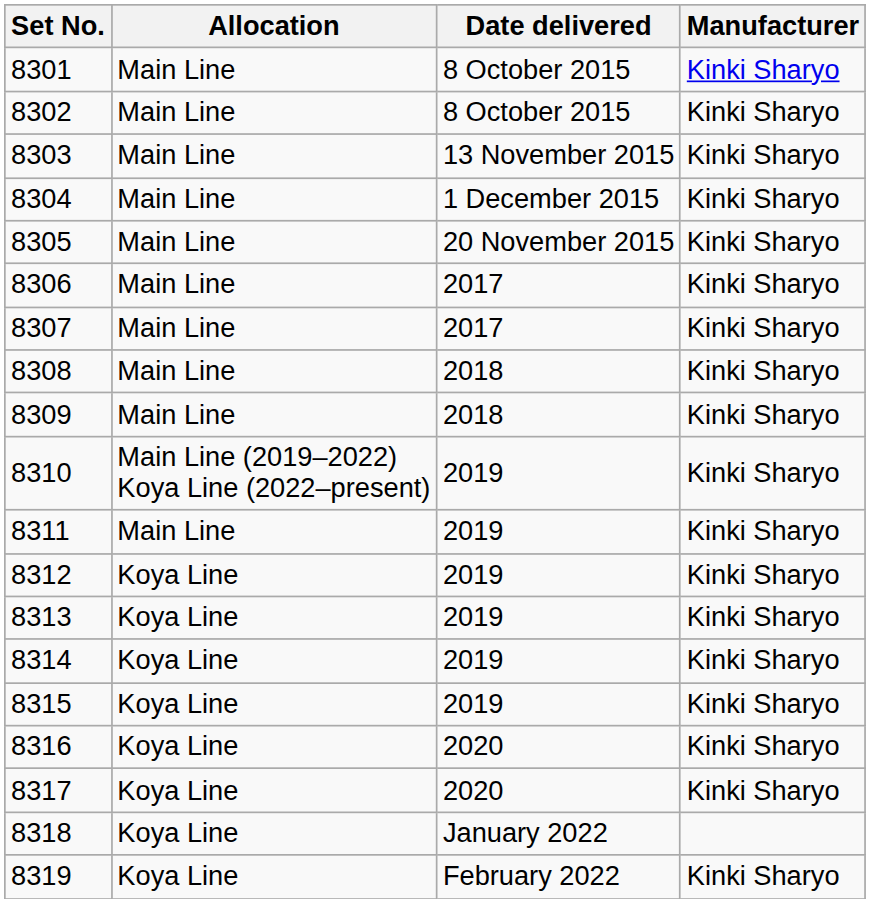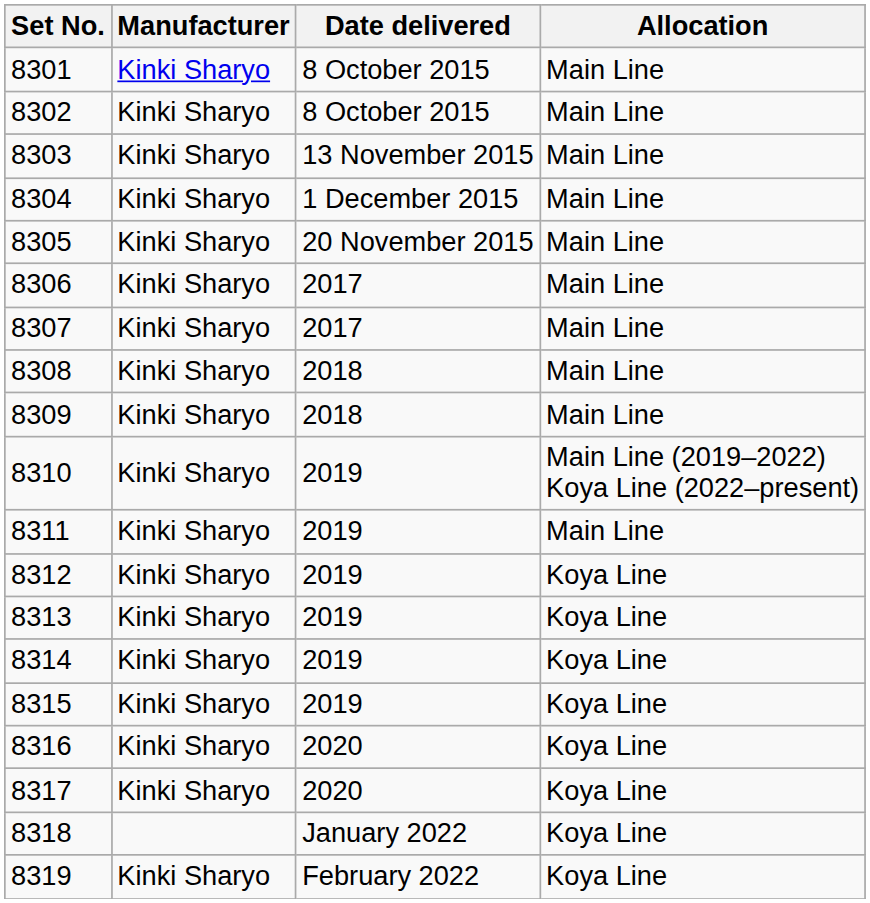columns swapped: (773, 26) <-> (274, 26)
